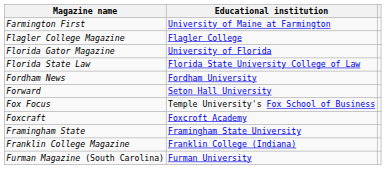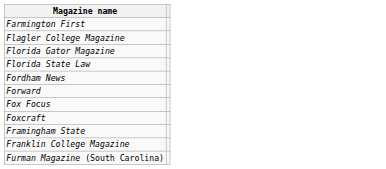- column: (272, 11)
